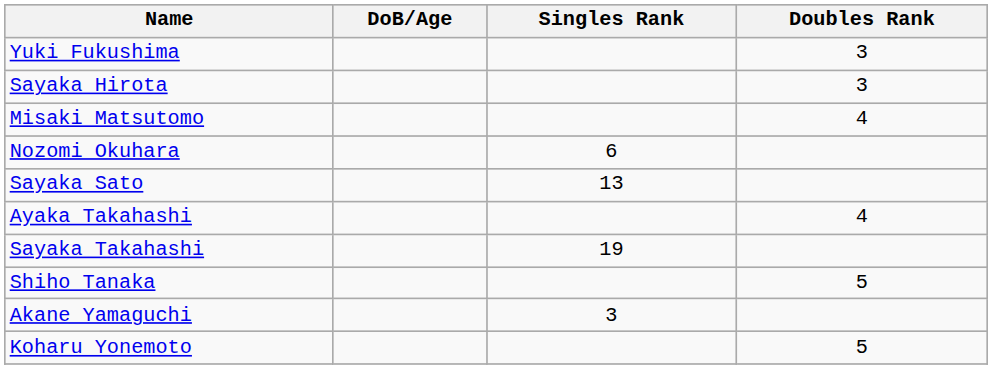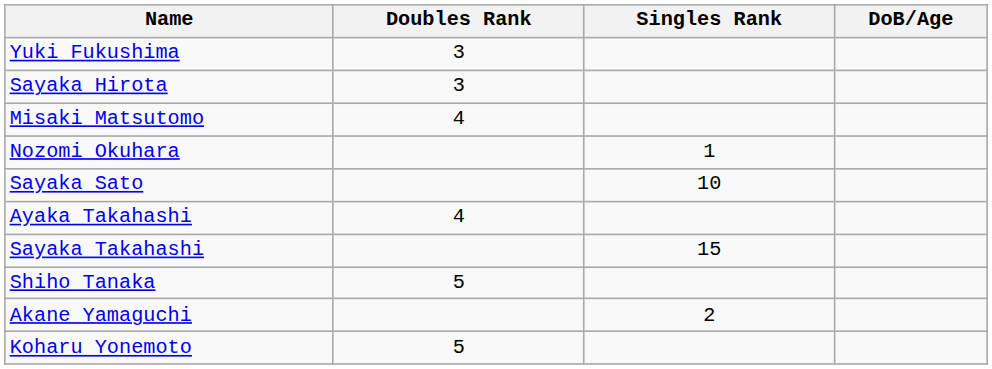columns swapped: (410, 22) <-> (862, 22)
(611, 152) 6 -> (709, 152) 1
(611, 185) 13 -> (709, 185) 10
(611, 250) 19 -> (709, 250) 15
(611, 316) 3 -> (709, 316) 2
